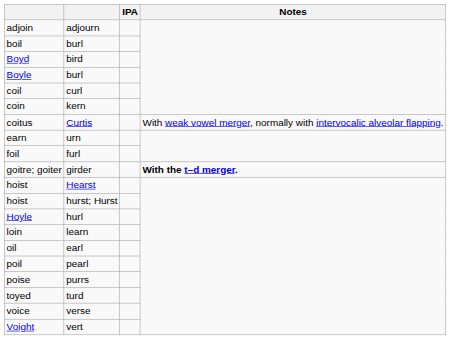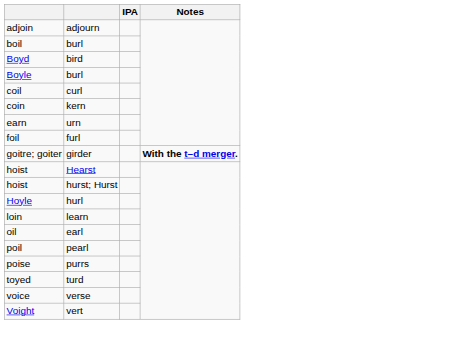- row: (20, 122)
